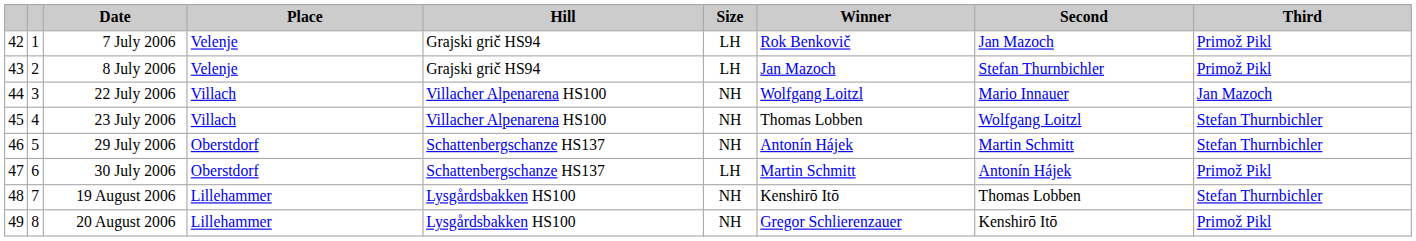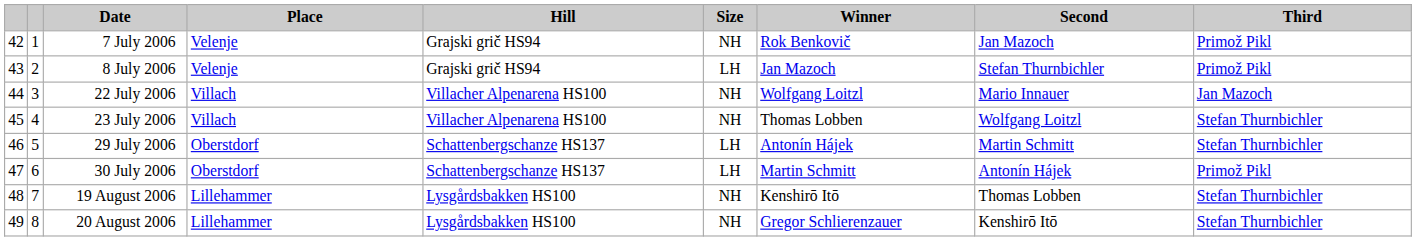(730, 42) LH -> (730, 42) NH
(730, 145) NH -> (730, 145) LH
(1234, 222) Primož Pikl -> (1260, 222) Stefan Thurnbichler
